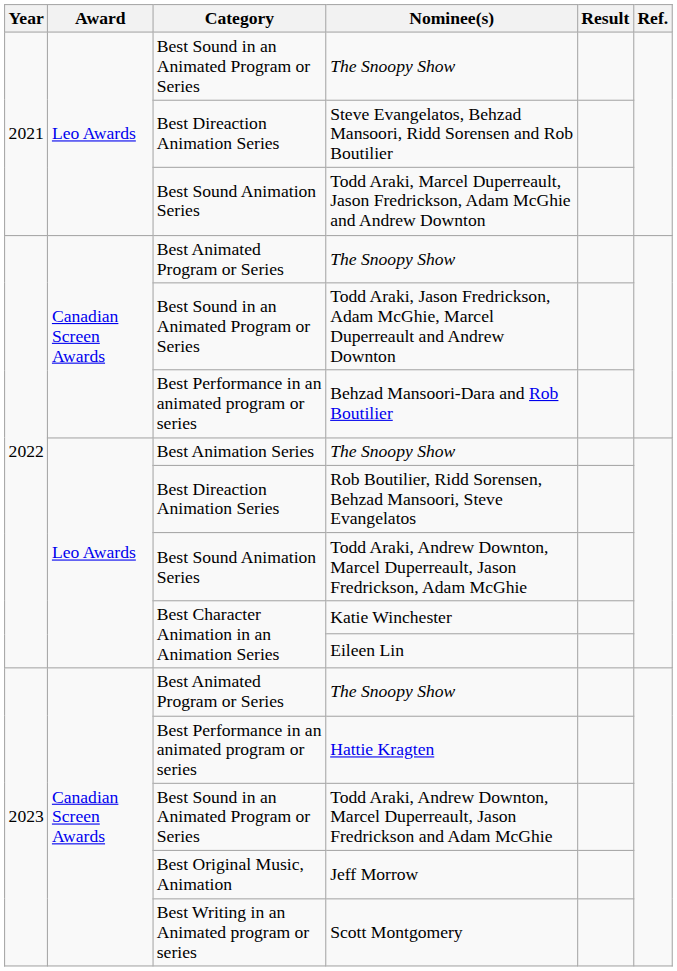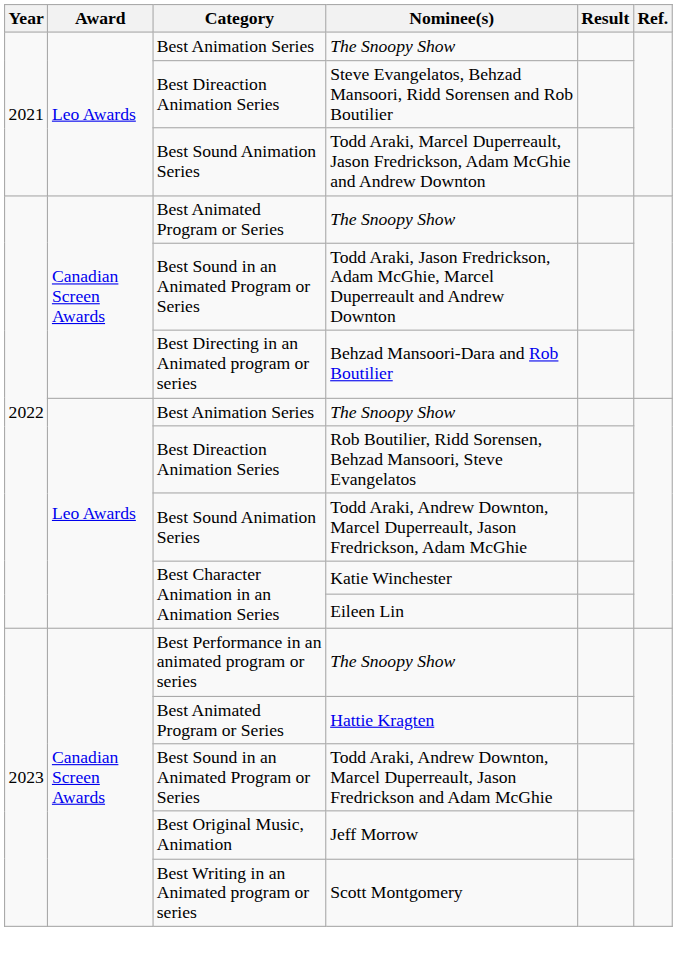(233, 66) Best Sound in an Animated Program or Series -> (235, 46) Best Animation Series
(239, 403) Best Performance in an animated program or series -> (233, 364) Best Directing in an Animated program or series
(220, 691) Best Animated Program or Series -> (239, 662) Best Performance in an animated program or series
(239, 749) Best Performance in an animated program or series -> (220, 719) Best Animated Program or Series
